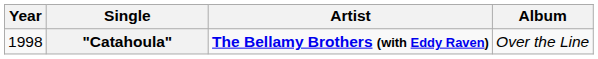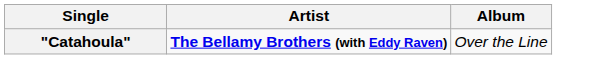- column: (25, 16)
